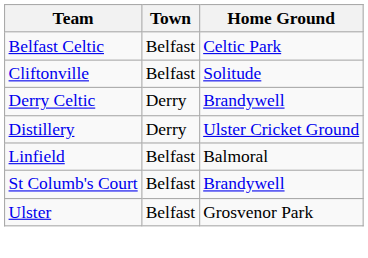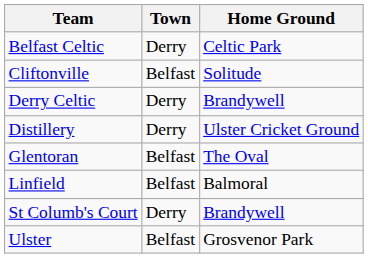(170, 45) Belfast -> (166, 45) Derry
+ row: (43, 156)
(170, 184) Belfast -> (166, 211) Derry
